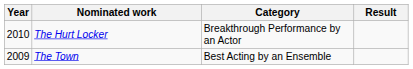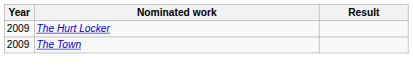- column: (278, 12)
(18, 34) 2010 -> (18, 28) 2009
